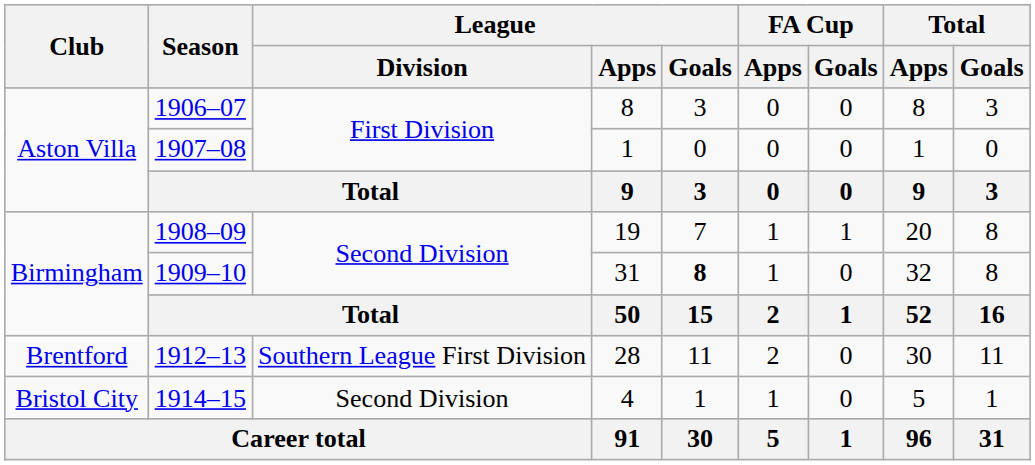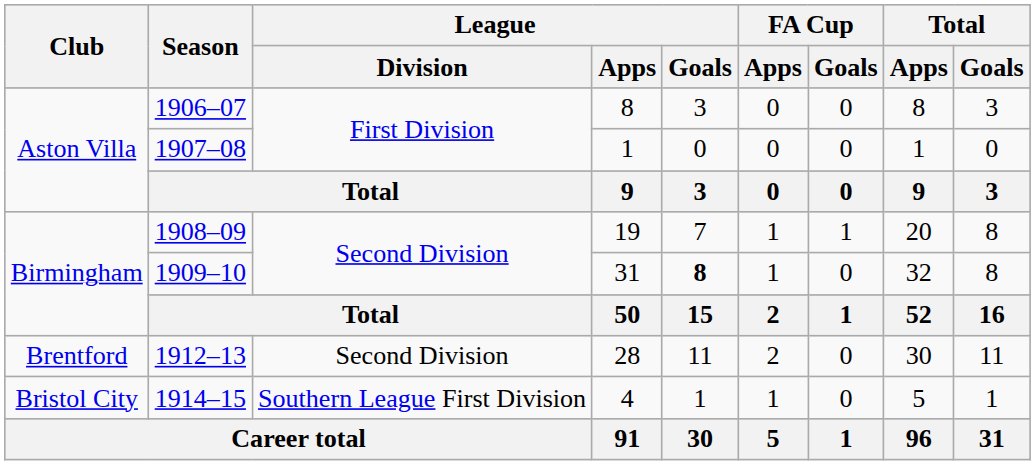(422, 356) Southern League First Division -> (422, 356) Second Division
(422, 397) Second Division -> (422, 397) Southern League First Division
